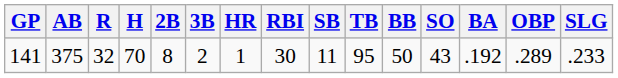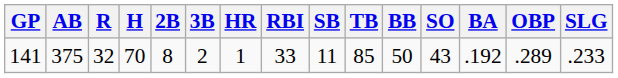(285, 55) 30 -> (285, 55) 33
(364, 55) 95 -> (364, 55) 85
